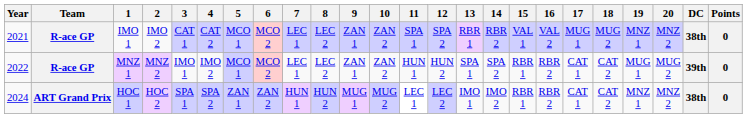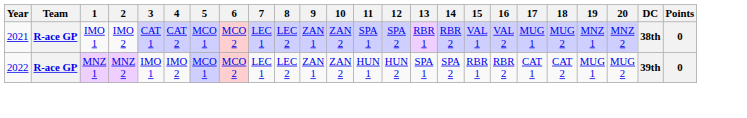- row: (128, 97)
